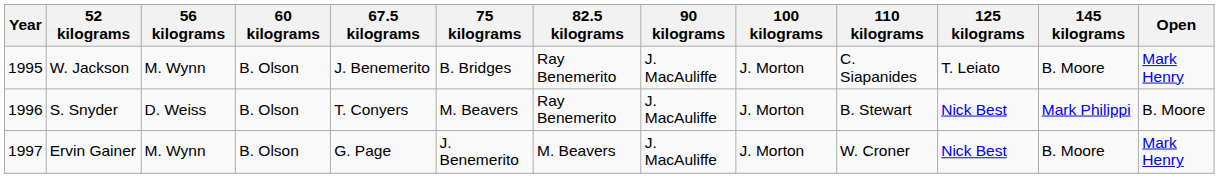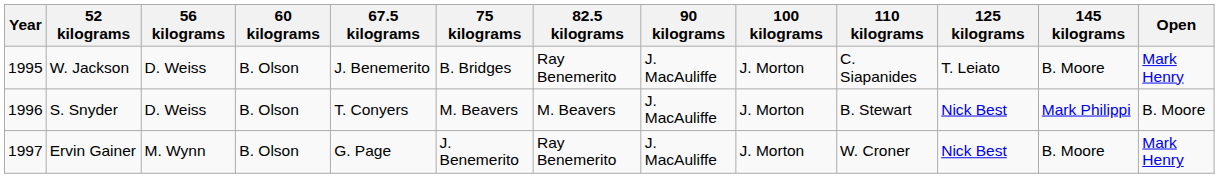(175, 67) M. Wynn -> (175, 67) D. Weiss
(577, 109) Ray Benemerito -> (576, 109) M. Beavers
(576, 151) M. Beavers -> (577, 151) Ray Benemerito
